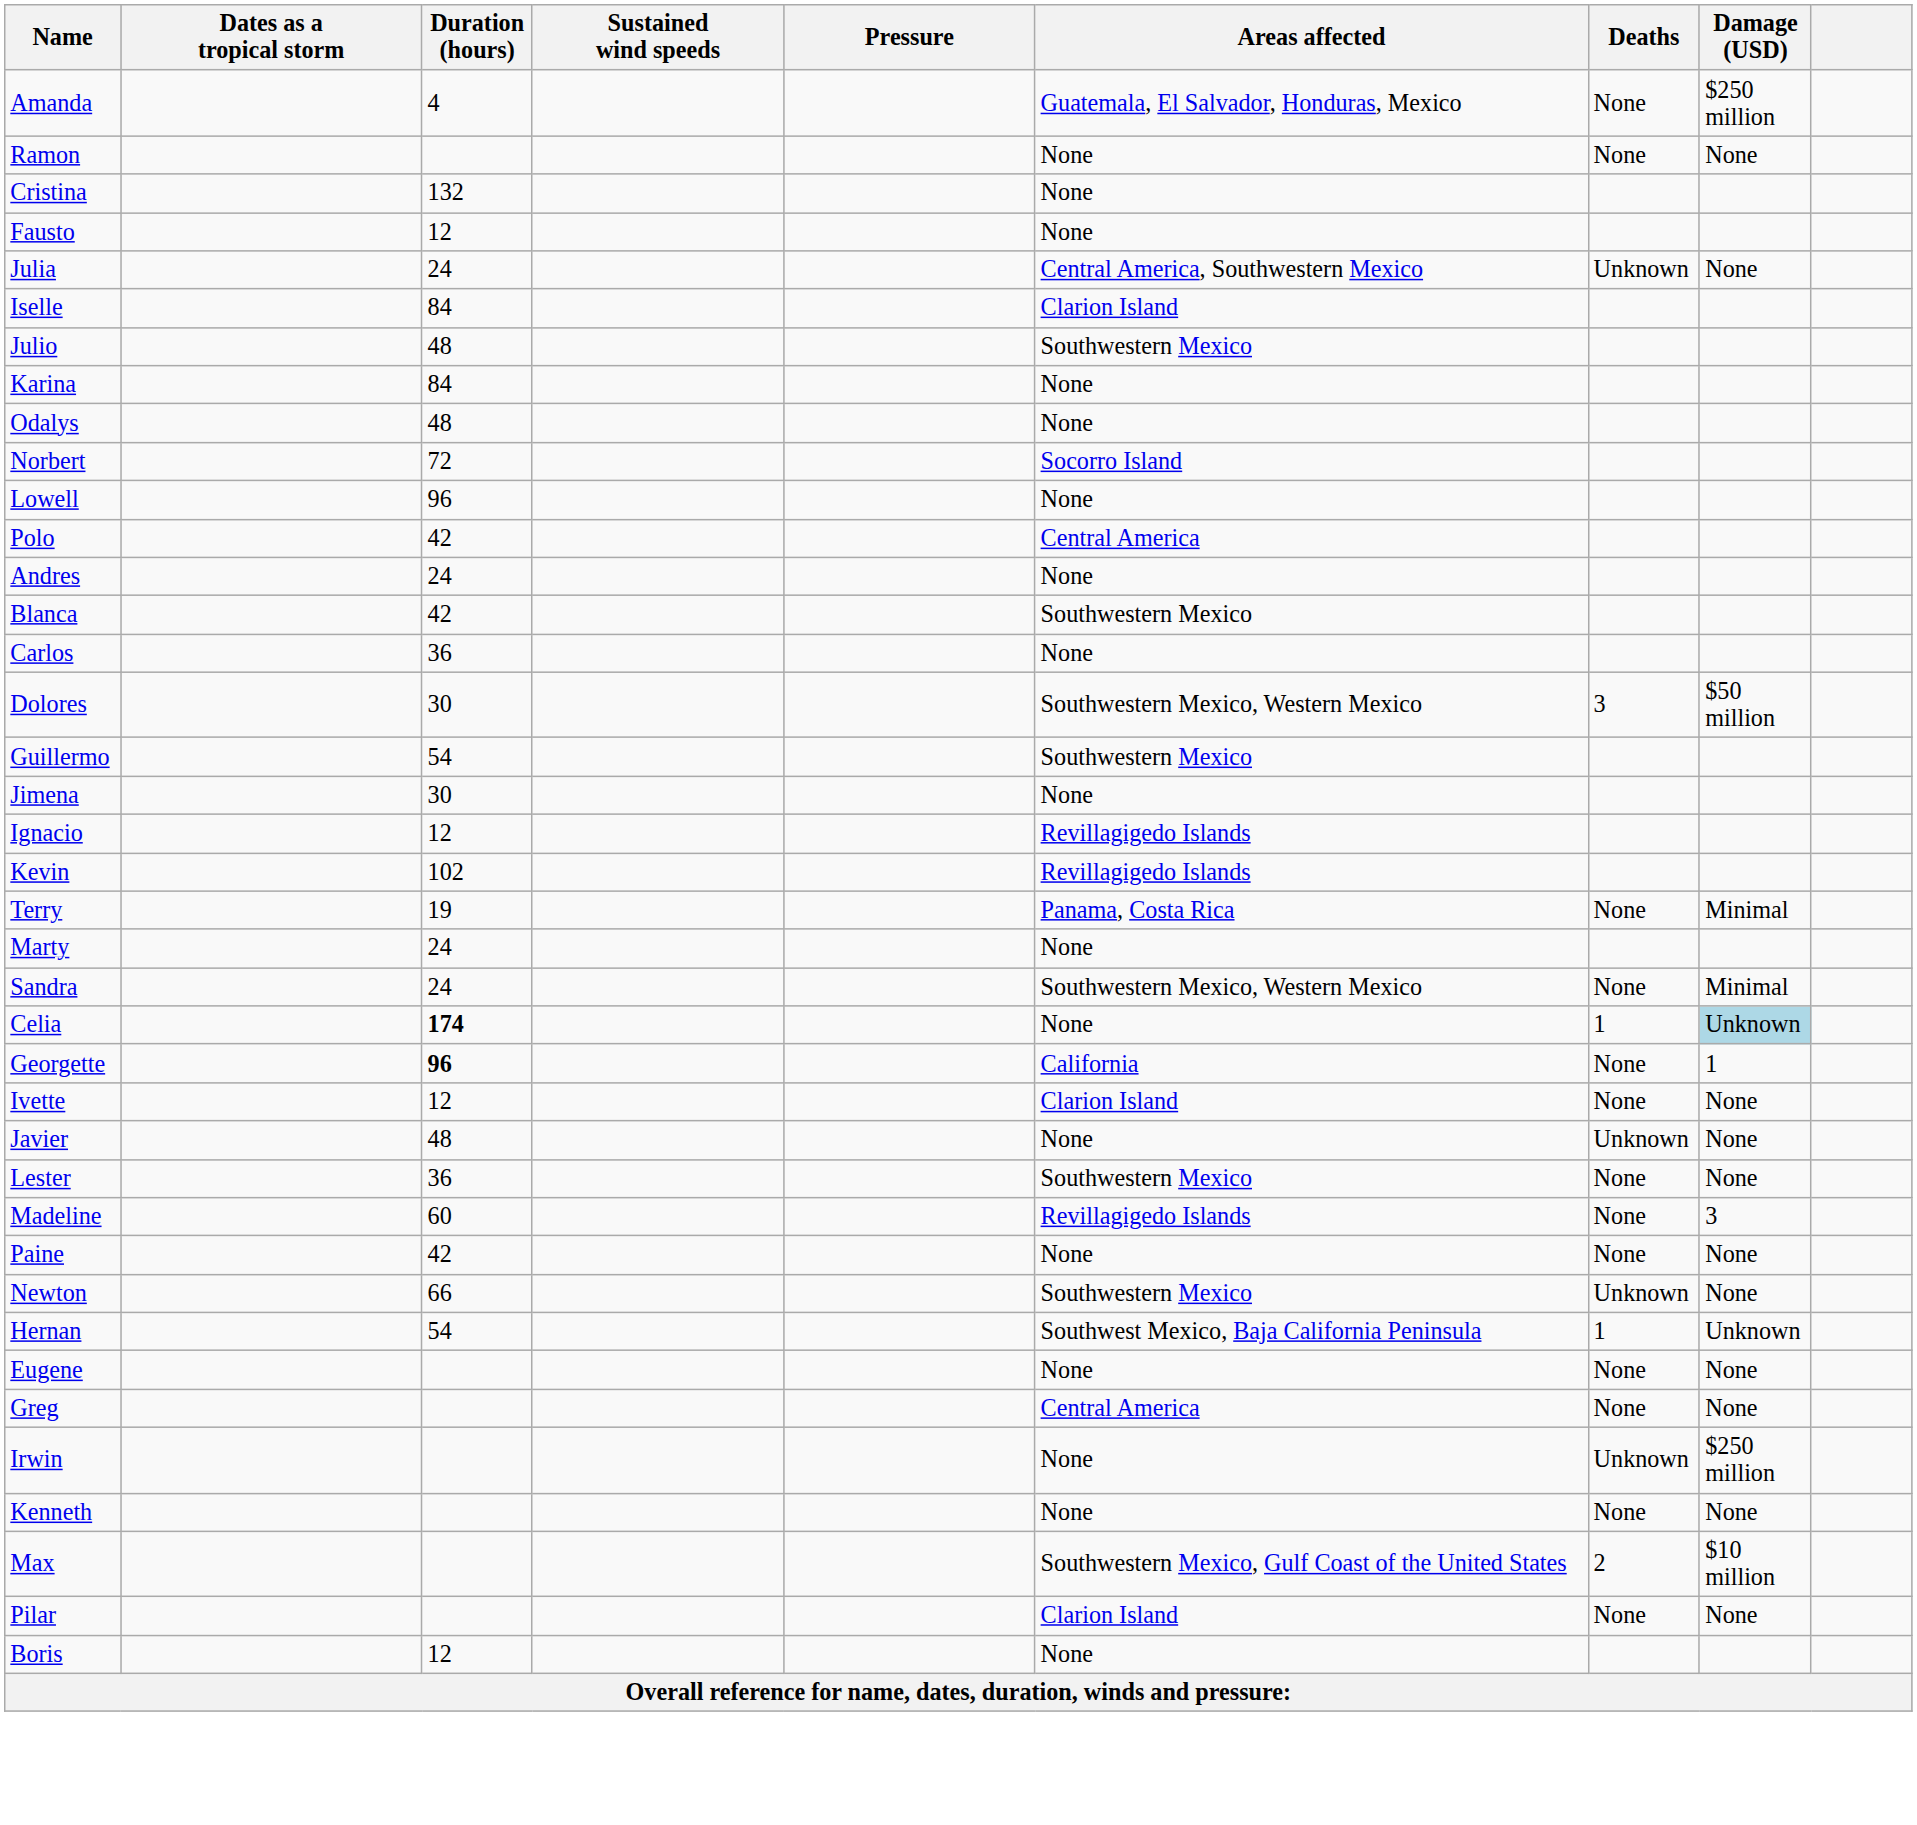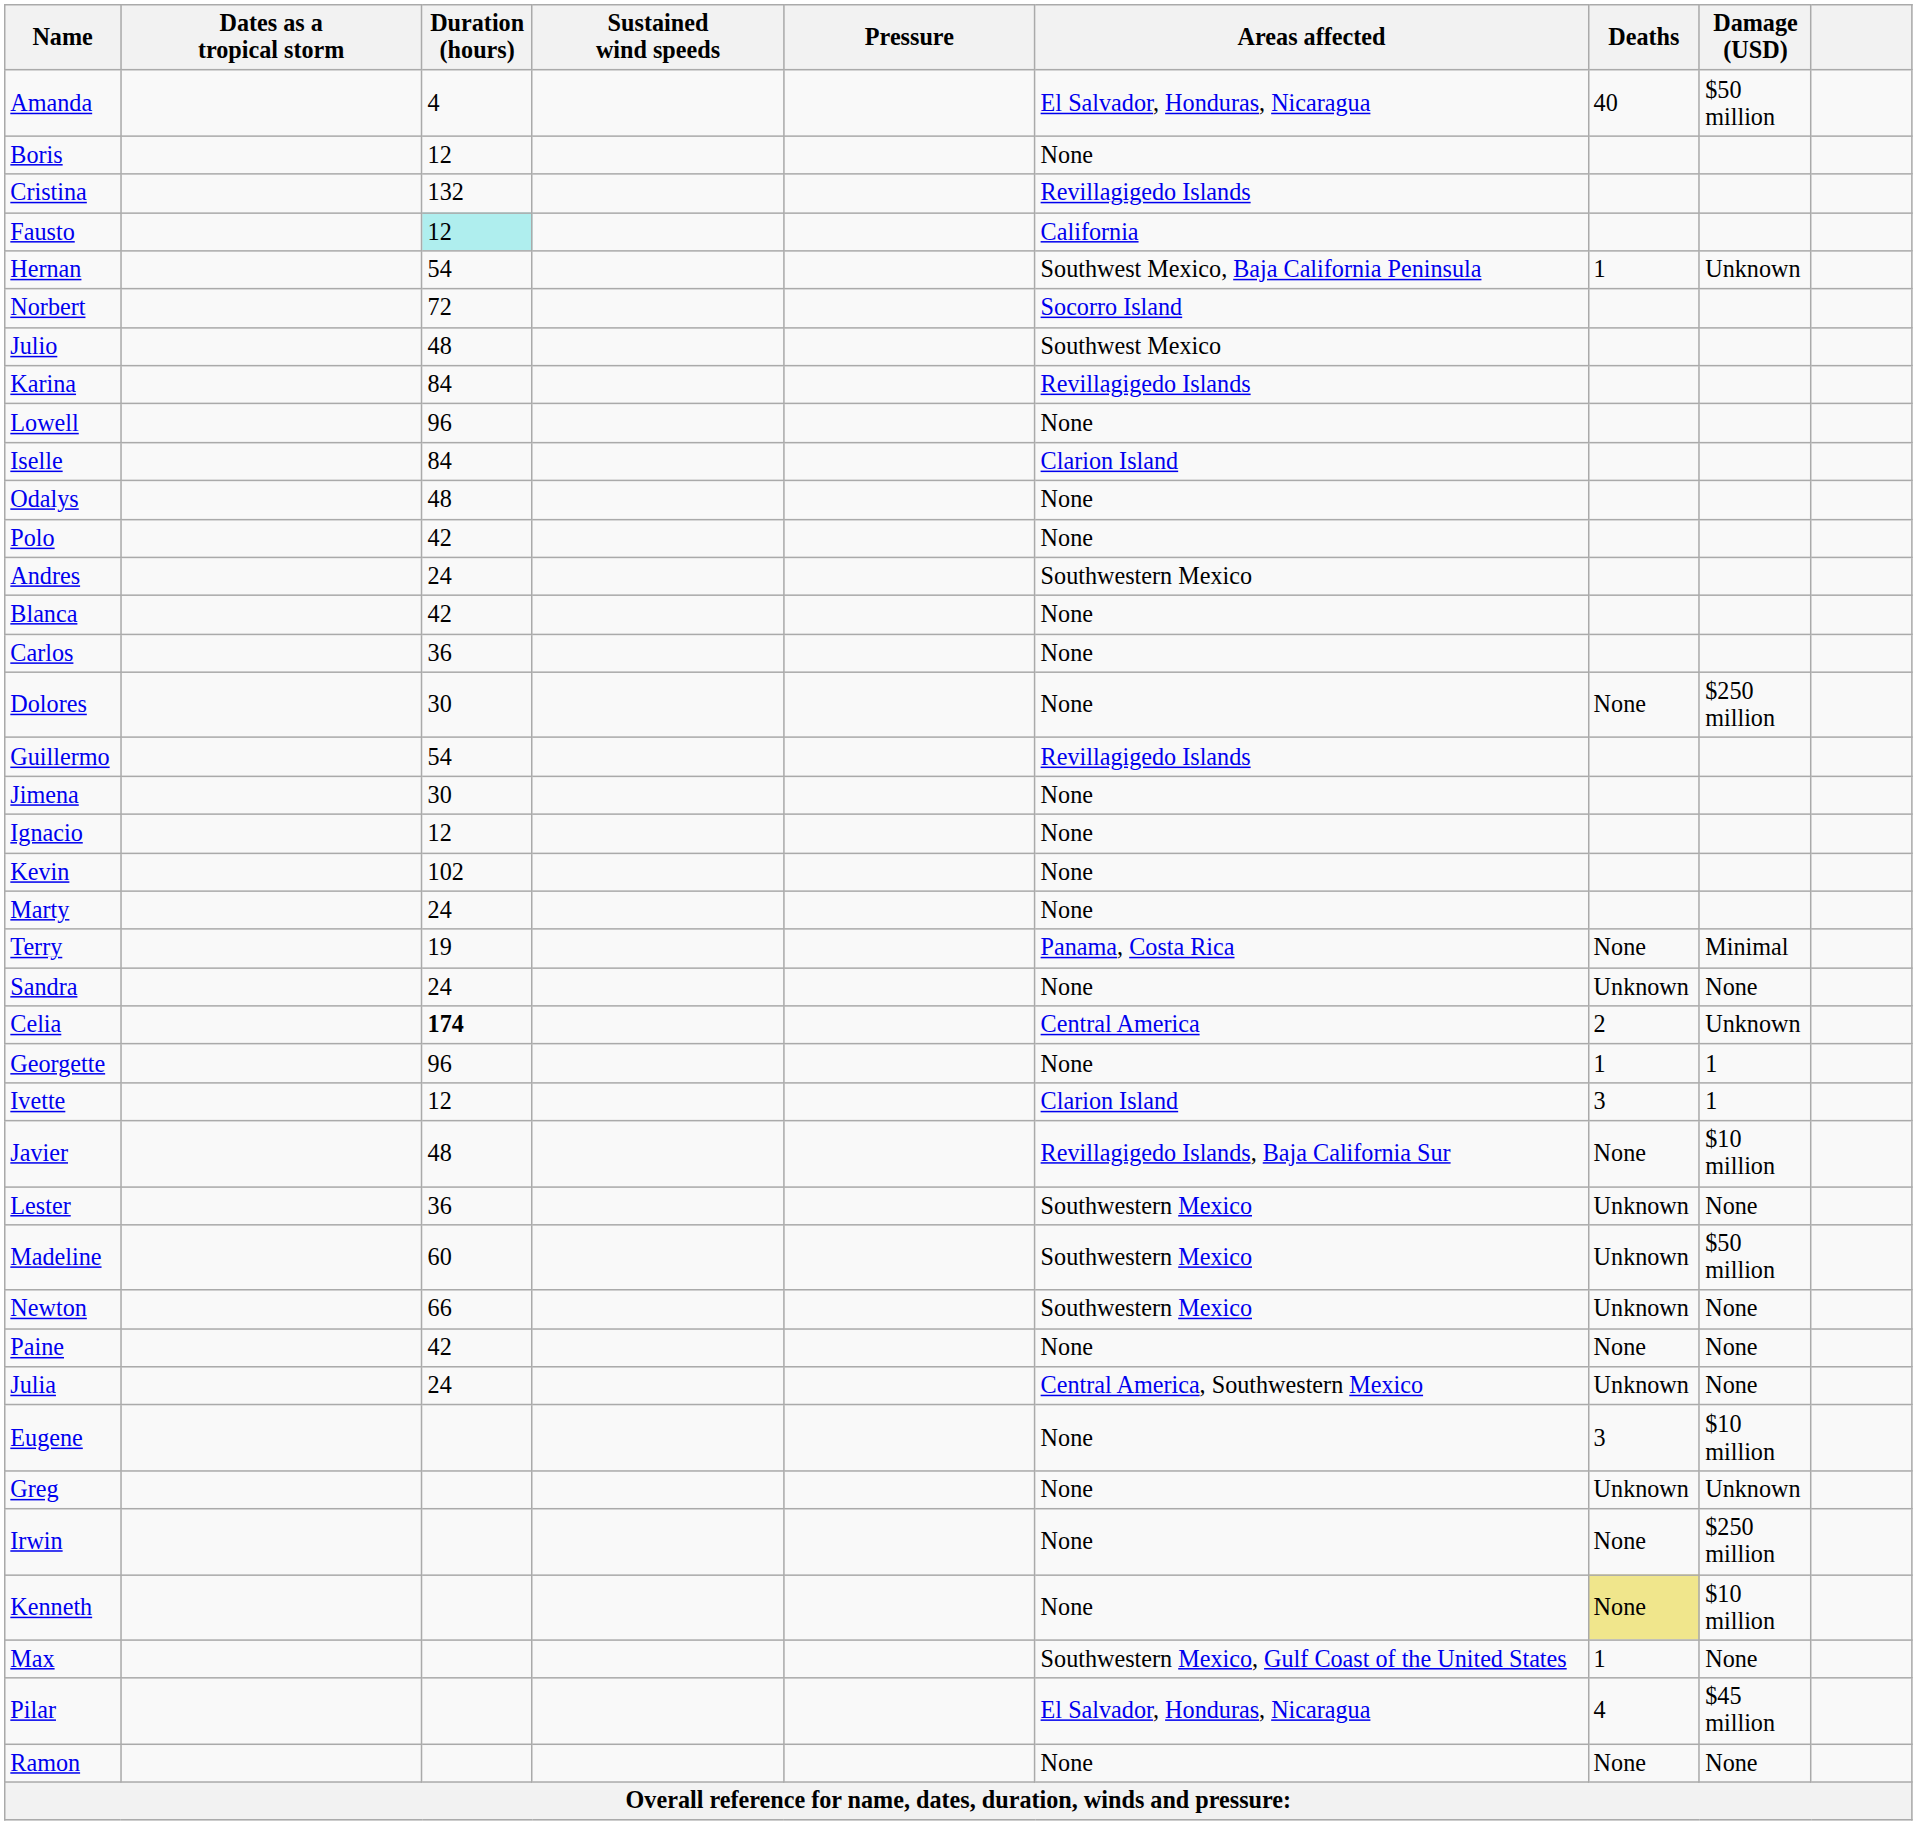(1251, 102) Guatemala, El Salvador, Honduras, Mexico -> (1206, 102) El Salvador, Honduras, Nicaragua
(1620, 102) None -> (1606, 102) 40
(1740, 102) $250 million -> (1740, 102) $50 million
rows swapped: (37, 1653) <-> (45, 154)
(1067, 192) None -> (1146, 192) Revillagigedo Islands
(440, 231) no background -> (440, 231) paleturquoise background
(1067, 231) None -> (1090, 231) California
rows swapped: (46, 1331) <-> (33, 269)
rows swapped: (36, 307) <-> (48, 461)
(1146, 346) Southwestern Mexico -> (1131, 346) Southwest Mexico
(1067, 384) None -> (1146, 384) Revillagigedo Islands
rows swapped: (45, 499) <-> (45, 422)
(1120, 537) Central America -> (1067, 537) None
(1067, 576) None -> (1146, 576) Southwestern Mexico
(1146, 614) Southwestern Mexico -> (1067, 614) None
(1231, 704) Southwestern Mexico, Western Mexico -> (1067, 704) None
(1600, 704) 3 -> (1620, 704) None
(1740, 704) $50 million -> (1740, 704) $250 million
(1146, 756) Southwestern Mexico -> (1146, 756) Revillagigedo Islands
(1146, 833) Revillagigedo Islands -> (1067, 833) None
(1146, 871) Revillagigedo Islands -> (1067, 871) None
rows swapped: (40, 948) <-> (36, 909)
(1231, 986) Southwestern Mexico, Western Mexico -> (1067, 986) None
(1620, 986) None -> (1641, 986) Unknown
(1747, 986) Minimal -> (1731, 986) None
(1067, 1024) None -> (1120, 1024) Central America
(1600, 1024) 1 -> (1600, 1024) 2
(1753, 1024) lightblue background -> (1753, 1024) no background
(440, 1063) bold -> (440, 1063) normal
(1090, 1063) California -> (1067, 1063) None
(1620, 1063) None -> (1600, 1063) 1
(1620, 1101) None -> (1600, 1101) 3
(1731, 1101) None -> (1711, 1101) 1
(1067, 1139) None -> (1246, 1153) Revillagigedo Islands, Baja California Sur
(1641, 1139) Unknown -> (1620, 1153) None
(1731, 1139) None -> (1740, 1153) $10 million
(1620, 1178) None -> (1641, 1205) Unknown
(1146, 1216) Revillagigedo Islands -> (1146, 1257) Southwestern Mexico
(1620, 1216) None -> (1641, 1257) Unknown
(1711, 1216) 3 -> (1740, 1257) $50 million
rows swapped: (49, 1293) <-> (37, 1254)
(1620, 1369) None -> (1600, 1437) 3
(1731, 1369) None -> (1740, 1437) $10 million
(1120, 1407) Central America -> (1067, 1489) None
(1620, 1407) None -> (1641, 1489) Unknown
(1731, 1407) None -> (1753, 1489) Unknown
(1641, 1459) Unknown -> (1620, 1541) None
(1620, 1511) no background -> (1620, 1606) khaki background
(1731, 1511) None -> (1740, 1606) $10 million
(1600, 1563) 2 -> (1600, 1658) 1
(1740, 1563) $10 million -> (1731, 1658) None
(1109, 1615) Clarion Island -> (1206, 1710) El Salvador, Honduras, Nicaragua
(1620, 1615) None -> (1600, 1710) 4
(1731, 1615) None -> (1740, 1710) $45 million
